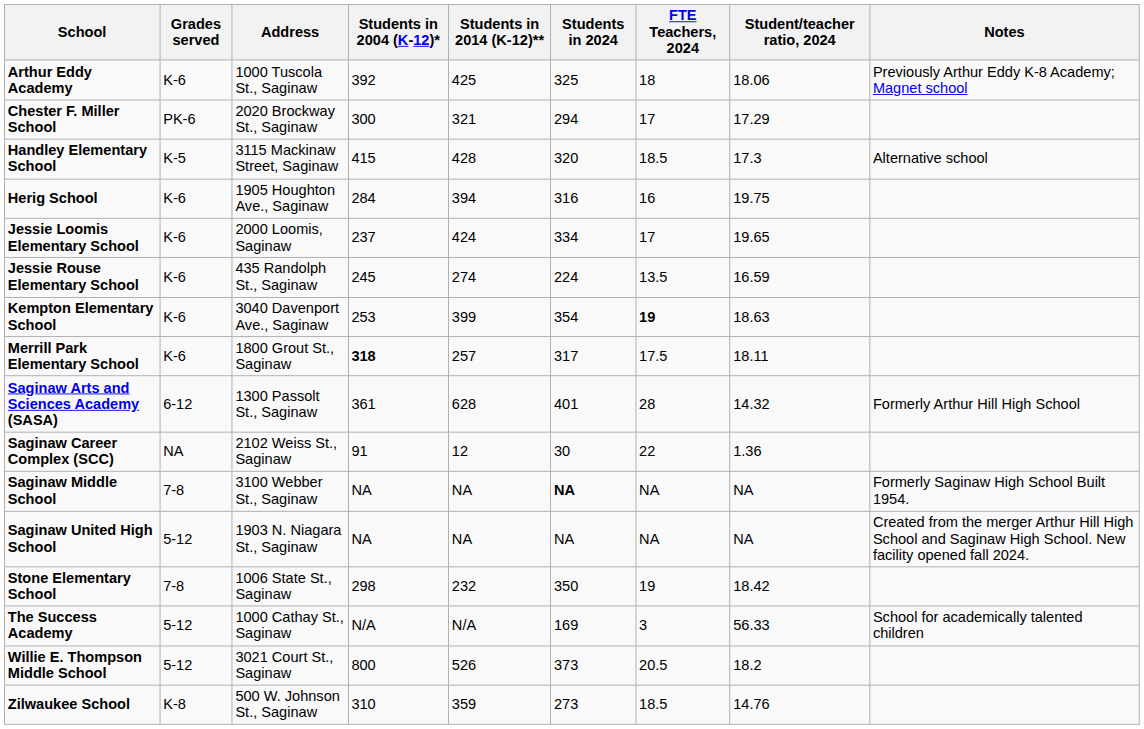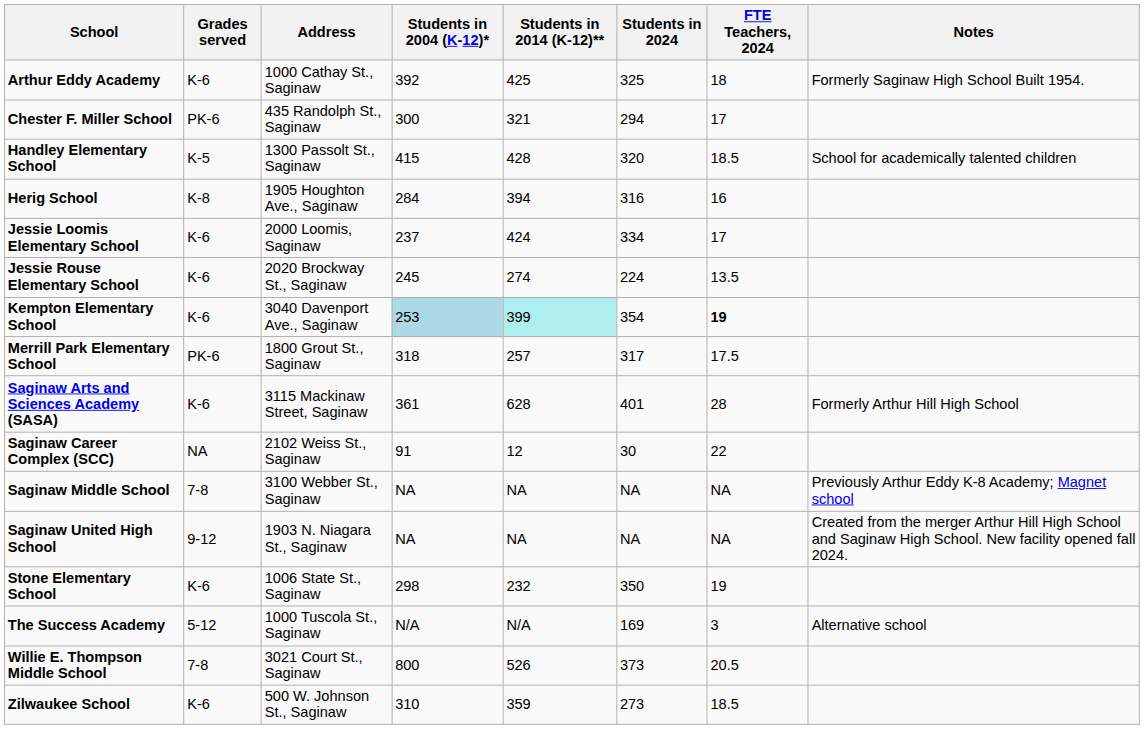- column: (800, 32)
(279, 80) 1000 Tuscola St., Saginaw -> (319, 80) 1000 Cathay St., Saginaw
(994, 80) Previously Arthur Eddy K-8 Academy; Magnet school -> (948, 80) Formerly Saginaw High School Built 1954.
(285, 119) 2020 Brockway St., Saginaw -> (323, 119) 435 Randolph St., Saginaw
(287, 159) 3115 Mackinaw Street, Saginaw -> (320, 159) 1300 Passolt St., Saginaw
(930, 159) Alternative school -> (944, 159) School for academically talented children
(174, 198) K-6 -> (199, 198) K-8
(281, 277) 435 Randolph St., Saginaw -> (314, 277) 2020 Brockway St., Saginaw
(364, 316) no background -> (407, 316) lightblue background
(464, 316) no background -> (519, 316) paleturquoise background
(174, 356) K-6 -> (203, 356) PK-6
(364, 356) bold -> (407, 356) normal
(178, 404) 6-12 -> (199, 404) K-6
(278, 404) 1300 Passolt St., Saginaw -> (316, 404) 3115 Mackinaw Street, Saginaw
(565, 491) bold -> (630, 491) normal
(989, 491) Formerly Saginaw High School Built 1954. -> (959, 491) Previously Arthur Eddy K-8 Academy; Magnet school
(178, 538) 5-12 -> (202, 538) 9-12
(174, 586) 7-8 -> (199, 586) K-6
(290, 625) 1000 Cathay St., Saginaw -> (321, 625) 1000 Tuscola St., Saginaw
(978, 625) School for academically talented children -> (869, 625) Alternative school
(178, 665) 5-12 -> (198, 665) 7-8
(174, 704) K-8 -> (199, 704) K-6
